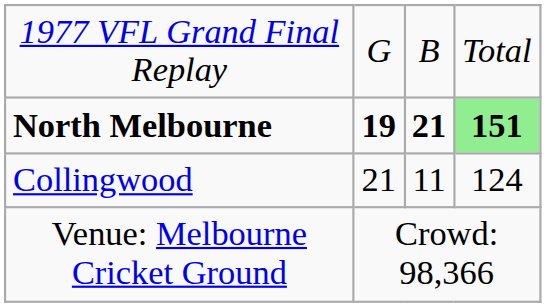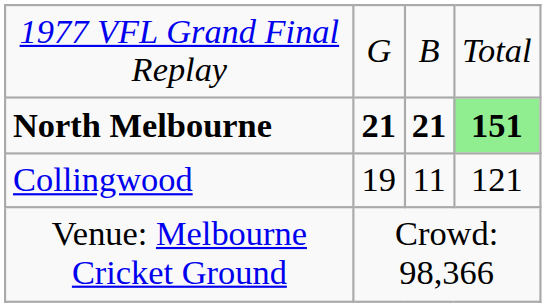(379, 125) 19 -> (379, 125) 21
(379, 179) 21 -> (379, 179) 19
(497, 179) 124 -> (497, 179) 121
